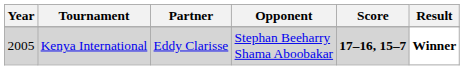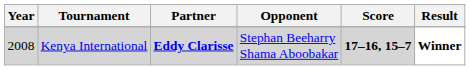(21, 45) 2005 -> (21, 45) 2008
(191, 45) normal -> (194, 45) bold
